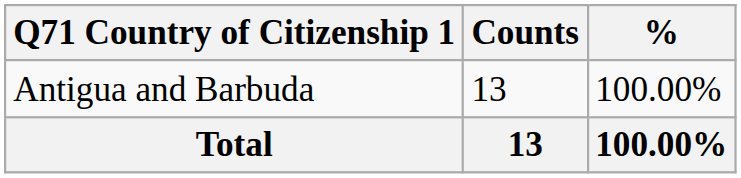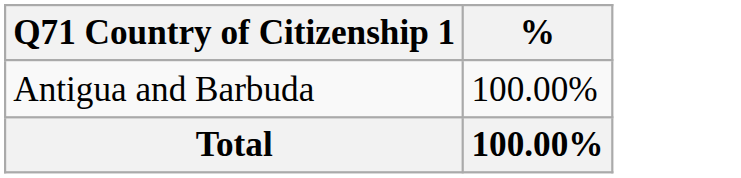- column: (525, 32)
